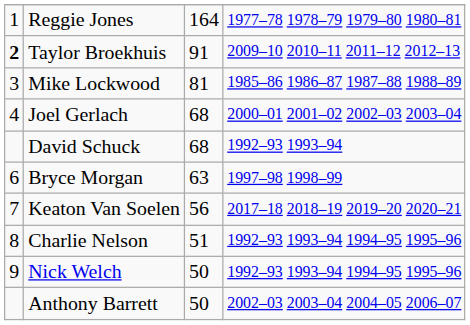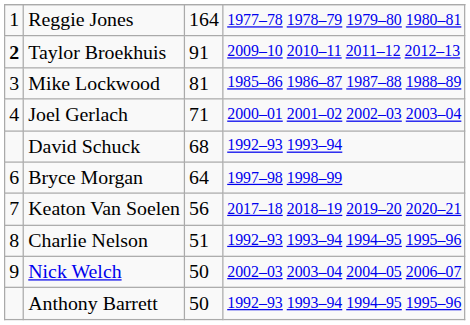(199, 114) 68 -> (199, 114) 71
(199, 177) 63 -> (199, 177) 64
(344, 271) 1992–93 1993–94 1994–95 1995–96 -> (344, 271) 2002–03 2003–04 2004–05 2006–07
(344, 303) 2002–03 2003–04 2004–05 2006–07 -> (344, 303) 1992–93 1993–94 1994–95 1995–96
